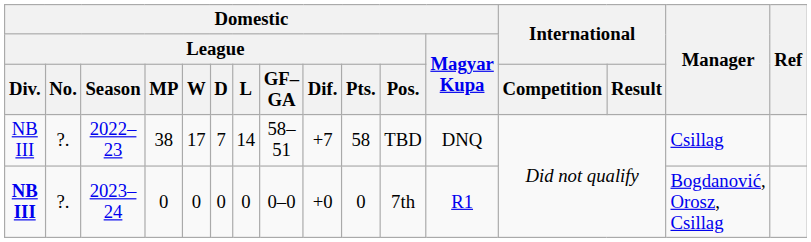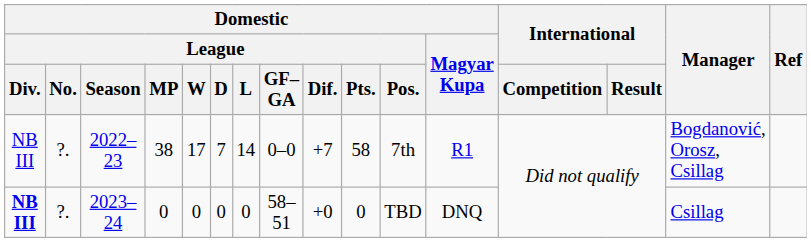(281, 140) 58–51 -> (281, 150) 0–0
(403, 140) TBD -> (403, 150) 7th
(462, 140) DNQ -> (462, 150) R1
(697, 140) Csillag -> (718, 150) Bogdanović, Orosz, Csillag
(281, 201) 0–0 -> (281, 211) 58–51
(403, 201) 7th -> (403, 211) TBD
(462, 201) R1 -> (462, 211) DNQ
(718, 201) Bogdanović, Orosz, Csillag -> (697, 211) Csillag
